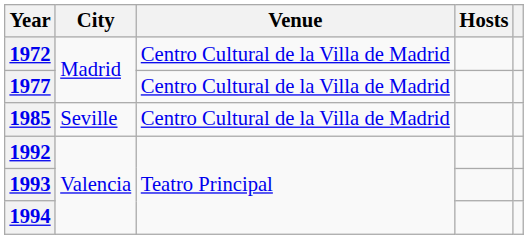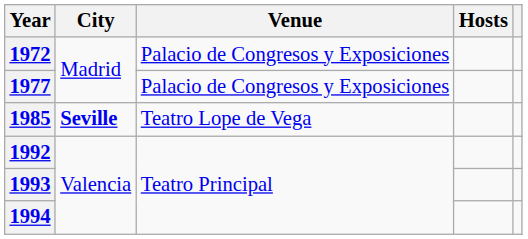(295, 53) Centro Cultural de la Villa de Madrid -> (295, 53) Palacio de Congresos y Exposiciones
(295, 86) Centro Cultural de la Villa de Madrid -> (295, 86) Palacio de Congresos y Exposiciones
(89, 119) normal -> (89, 119) bold
(295, 119) Centro Cultural de la Villa de Madrid -> (226, 119) Teatro Lope de Vega
